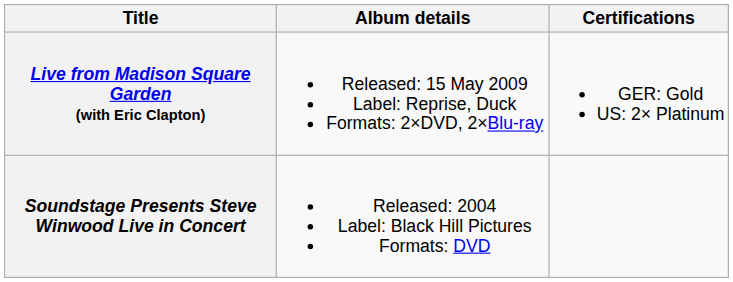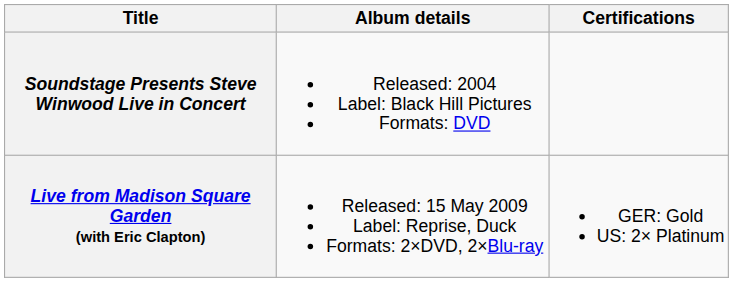rows swapped: (141, 216) <-> (141, 93)
